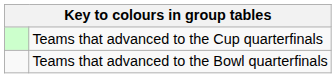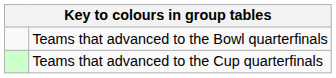rows swapped: (178, 38) <-> (180, 61)
